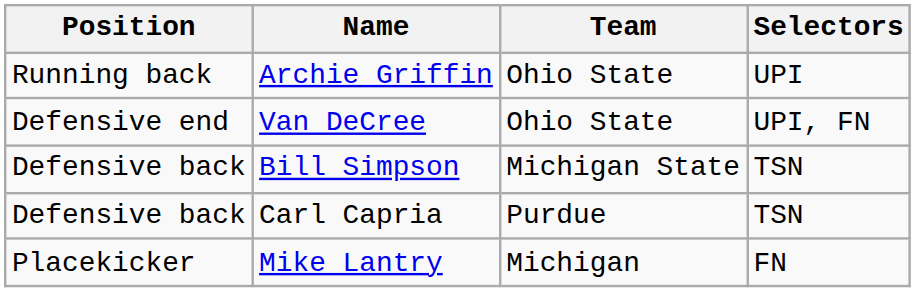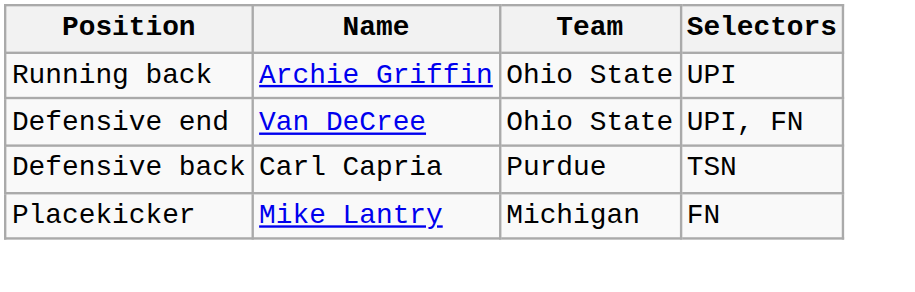- row: (359, 169)
